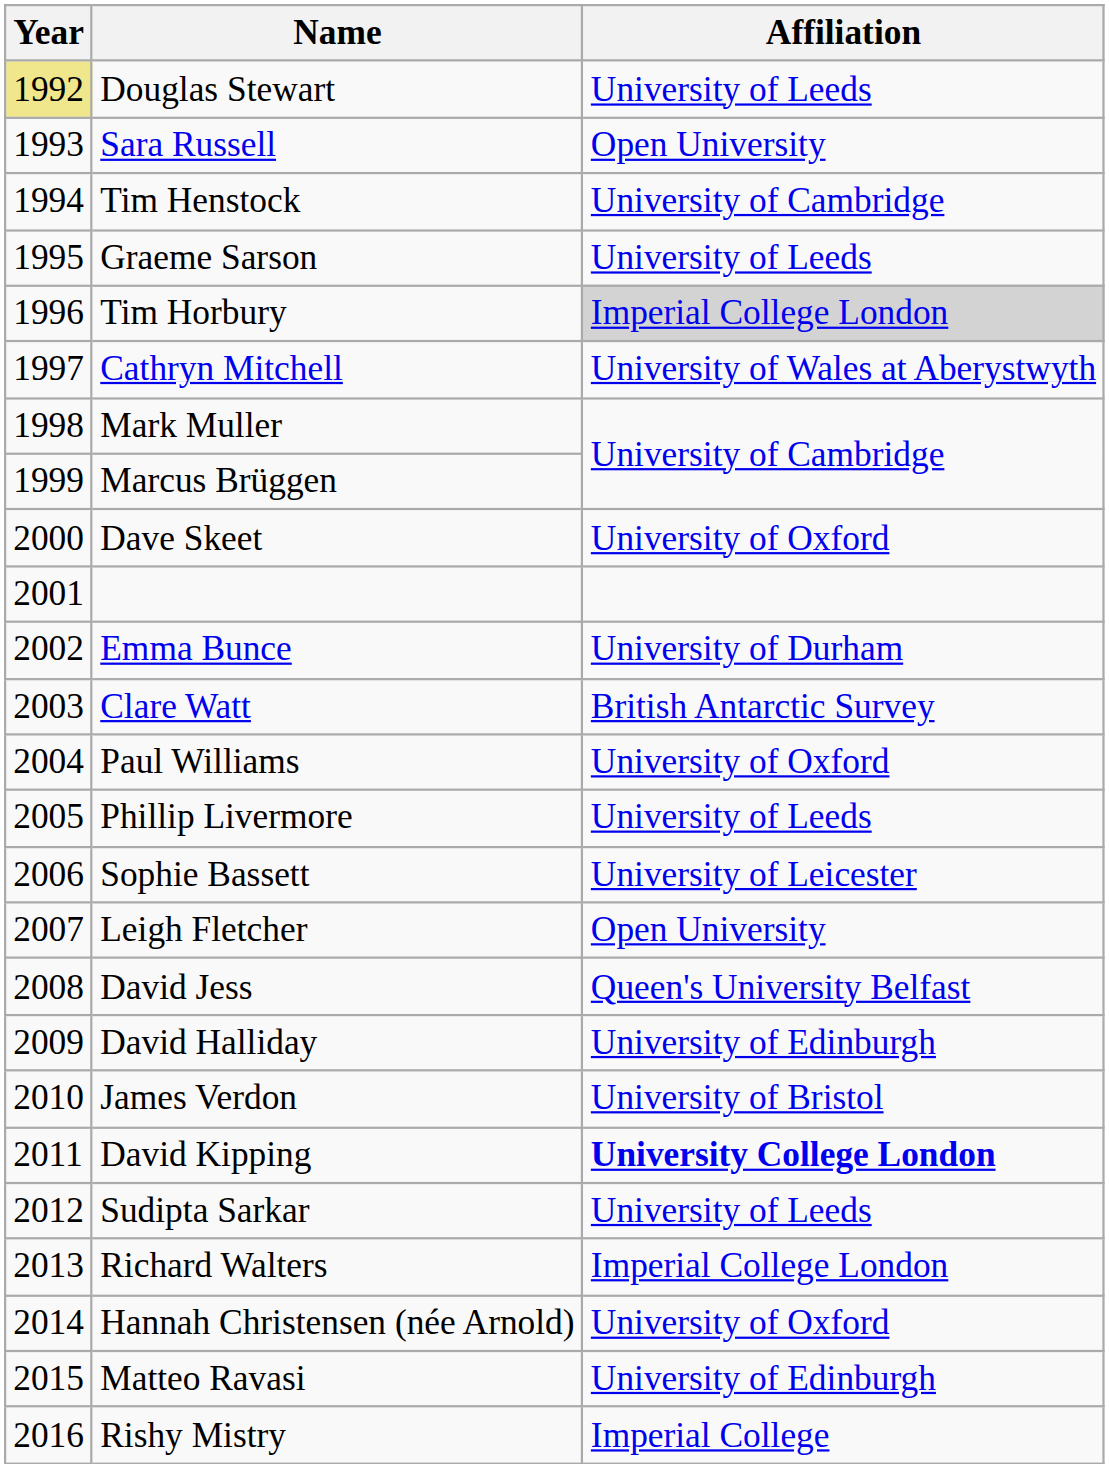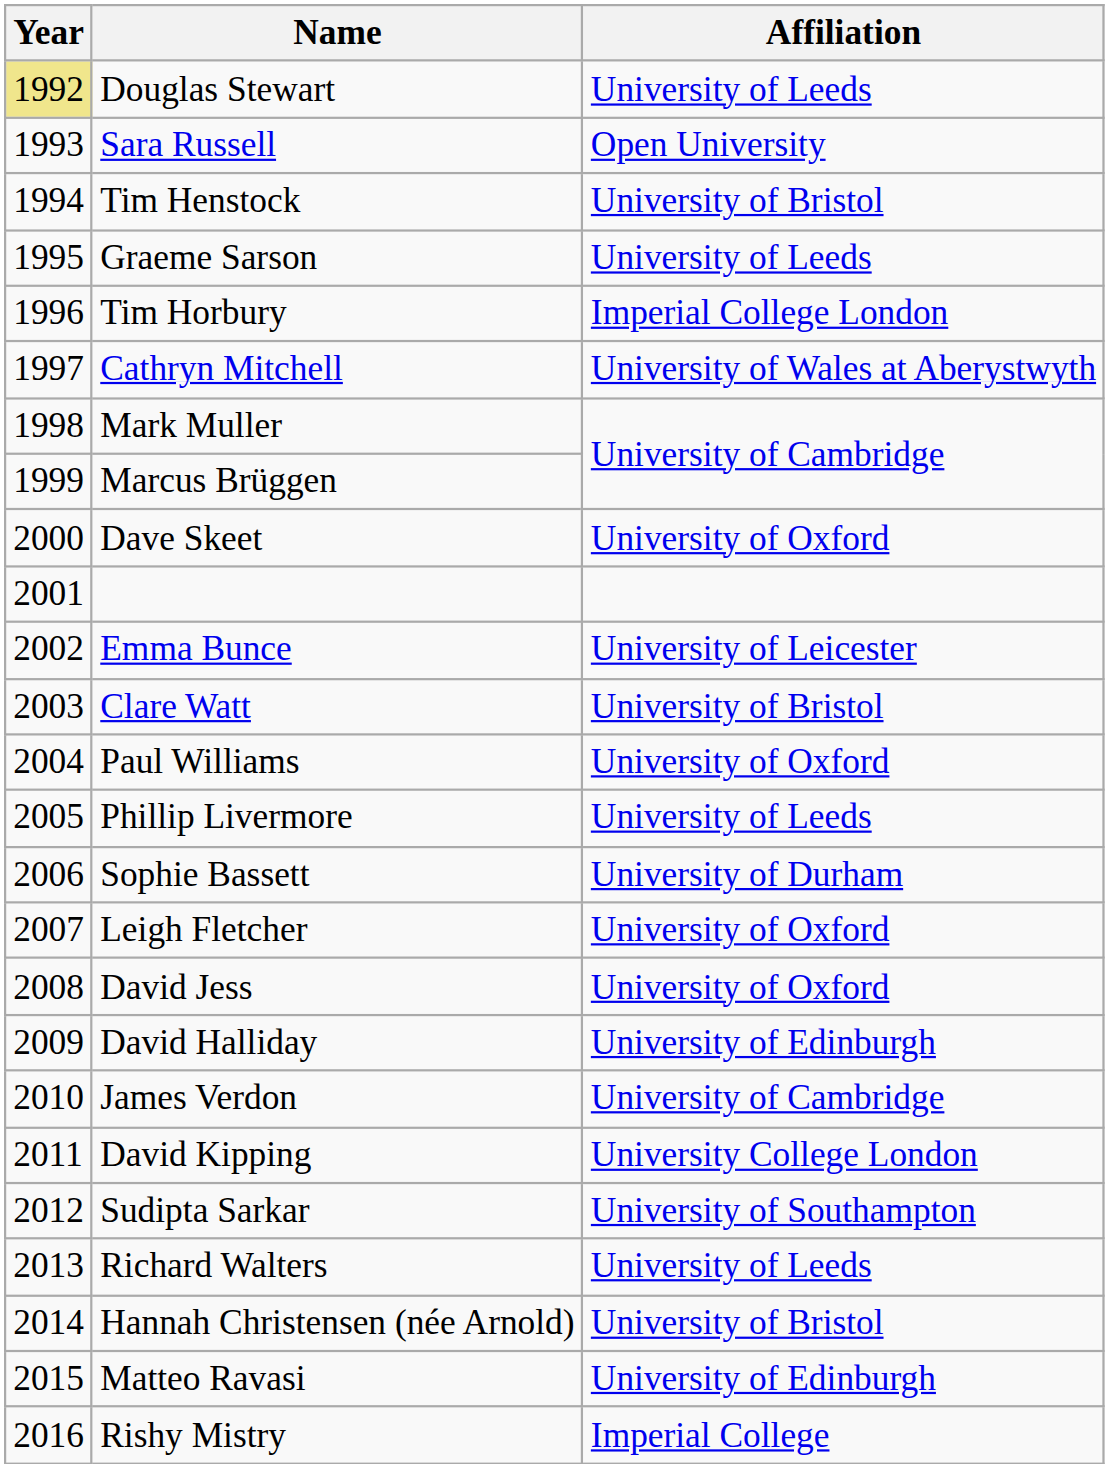(768, 200) University of Cambridge -> (737, 200) University of Bristol
(770, 312) lightgrey background -> (770, 312) no background
(747, 649) University of Durham -> (754, 649) University of Leicester
(763, 705) British Antarctic Survey -> (737, 705) University of Bristol
(754, 873) University of Leicester -> (747, 873) University of Durham
(708, 929) Open University -> (740, 929) University of Oxford
(781, 985) Queen's University Belfast -> (740, 985) University of Oxford
(737, 1098) University of Bristol -> (768, 1098) University of Cambridge
(793, 1154) bold -> (784, 1154) normal
(731, 1210) University of Leeds -> (783, 1210) University of Southampton
(770, 1266) Imperial College London -> (731, 1266) University of Leeds
(740, 1322) University of Oxford -> (737, 1322) University of Bristol
